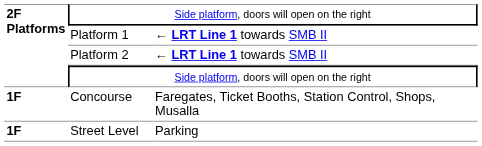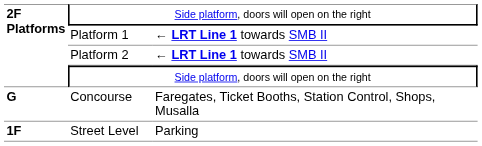(14, 96) 1F -> (11, 96) G
